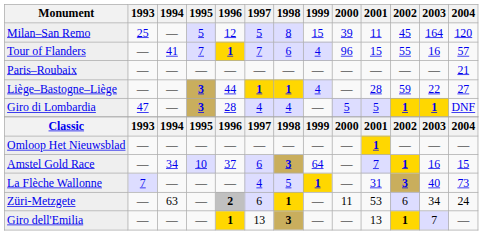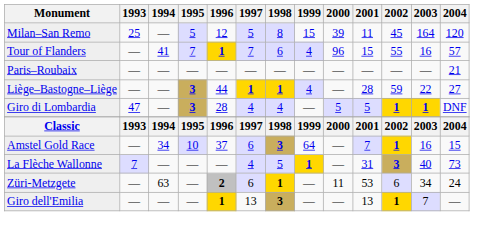- row: (66, 145)
